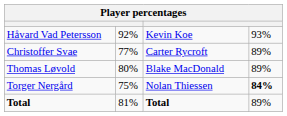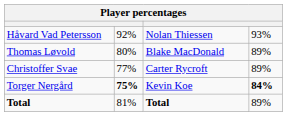(169, 34) Kevin Koe -> (179, 34) Nolan Thiessen
rows swapped: (42, 51) <-> (41, 68)
(128, 85) normal -> (127, 85) bold
(179, 85) Nolan Thiessen -> (169, 85) Kevin Koe
